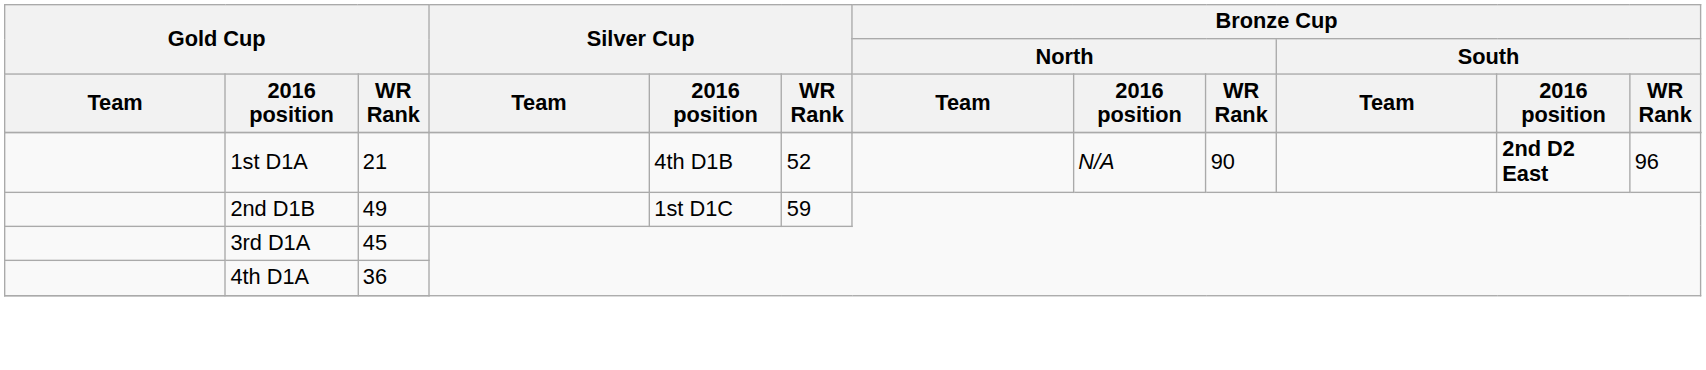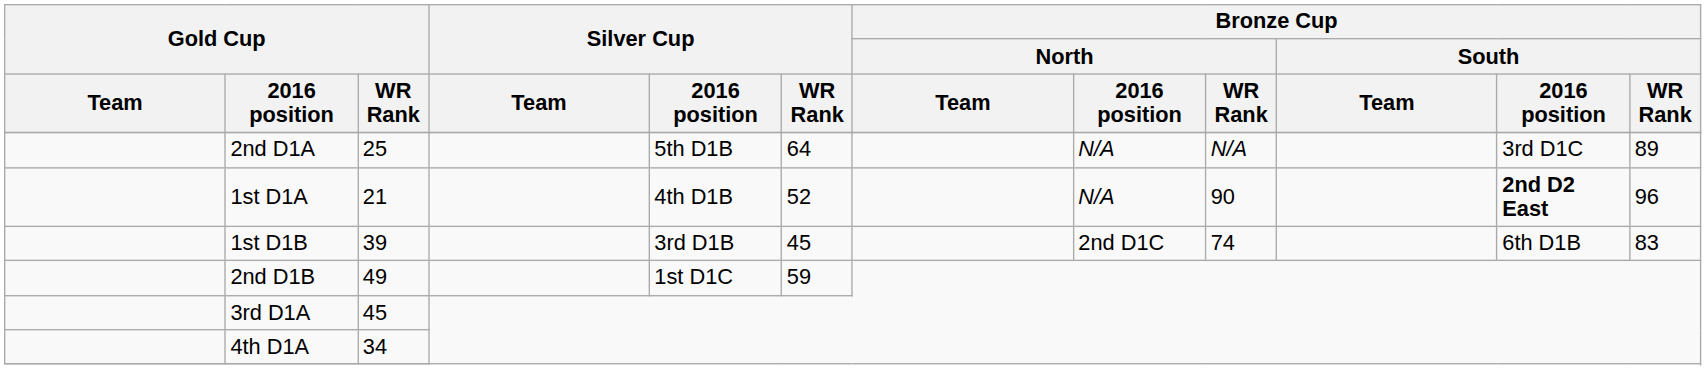+ row: (273, 149)
+ row: (269, 243)
(375, 277) 36 -> (375, 346) 34
